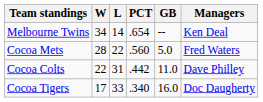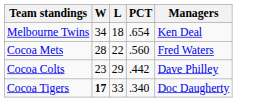- column: (168, 13)
(118, 32) 14 -> (118, 32) 18
(101, 69) 22 -> (101, 69) 23
(118, 69) 31 -> (118, 69) 29
(101, 87) normal -> (101, 87) bold
